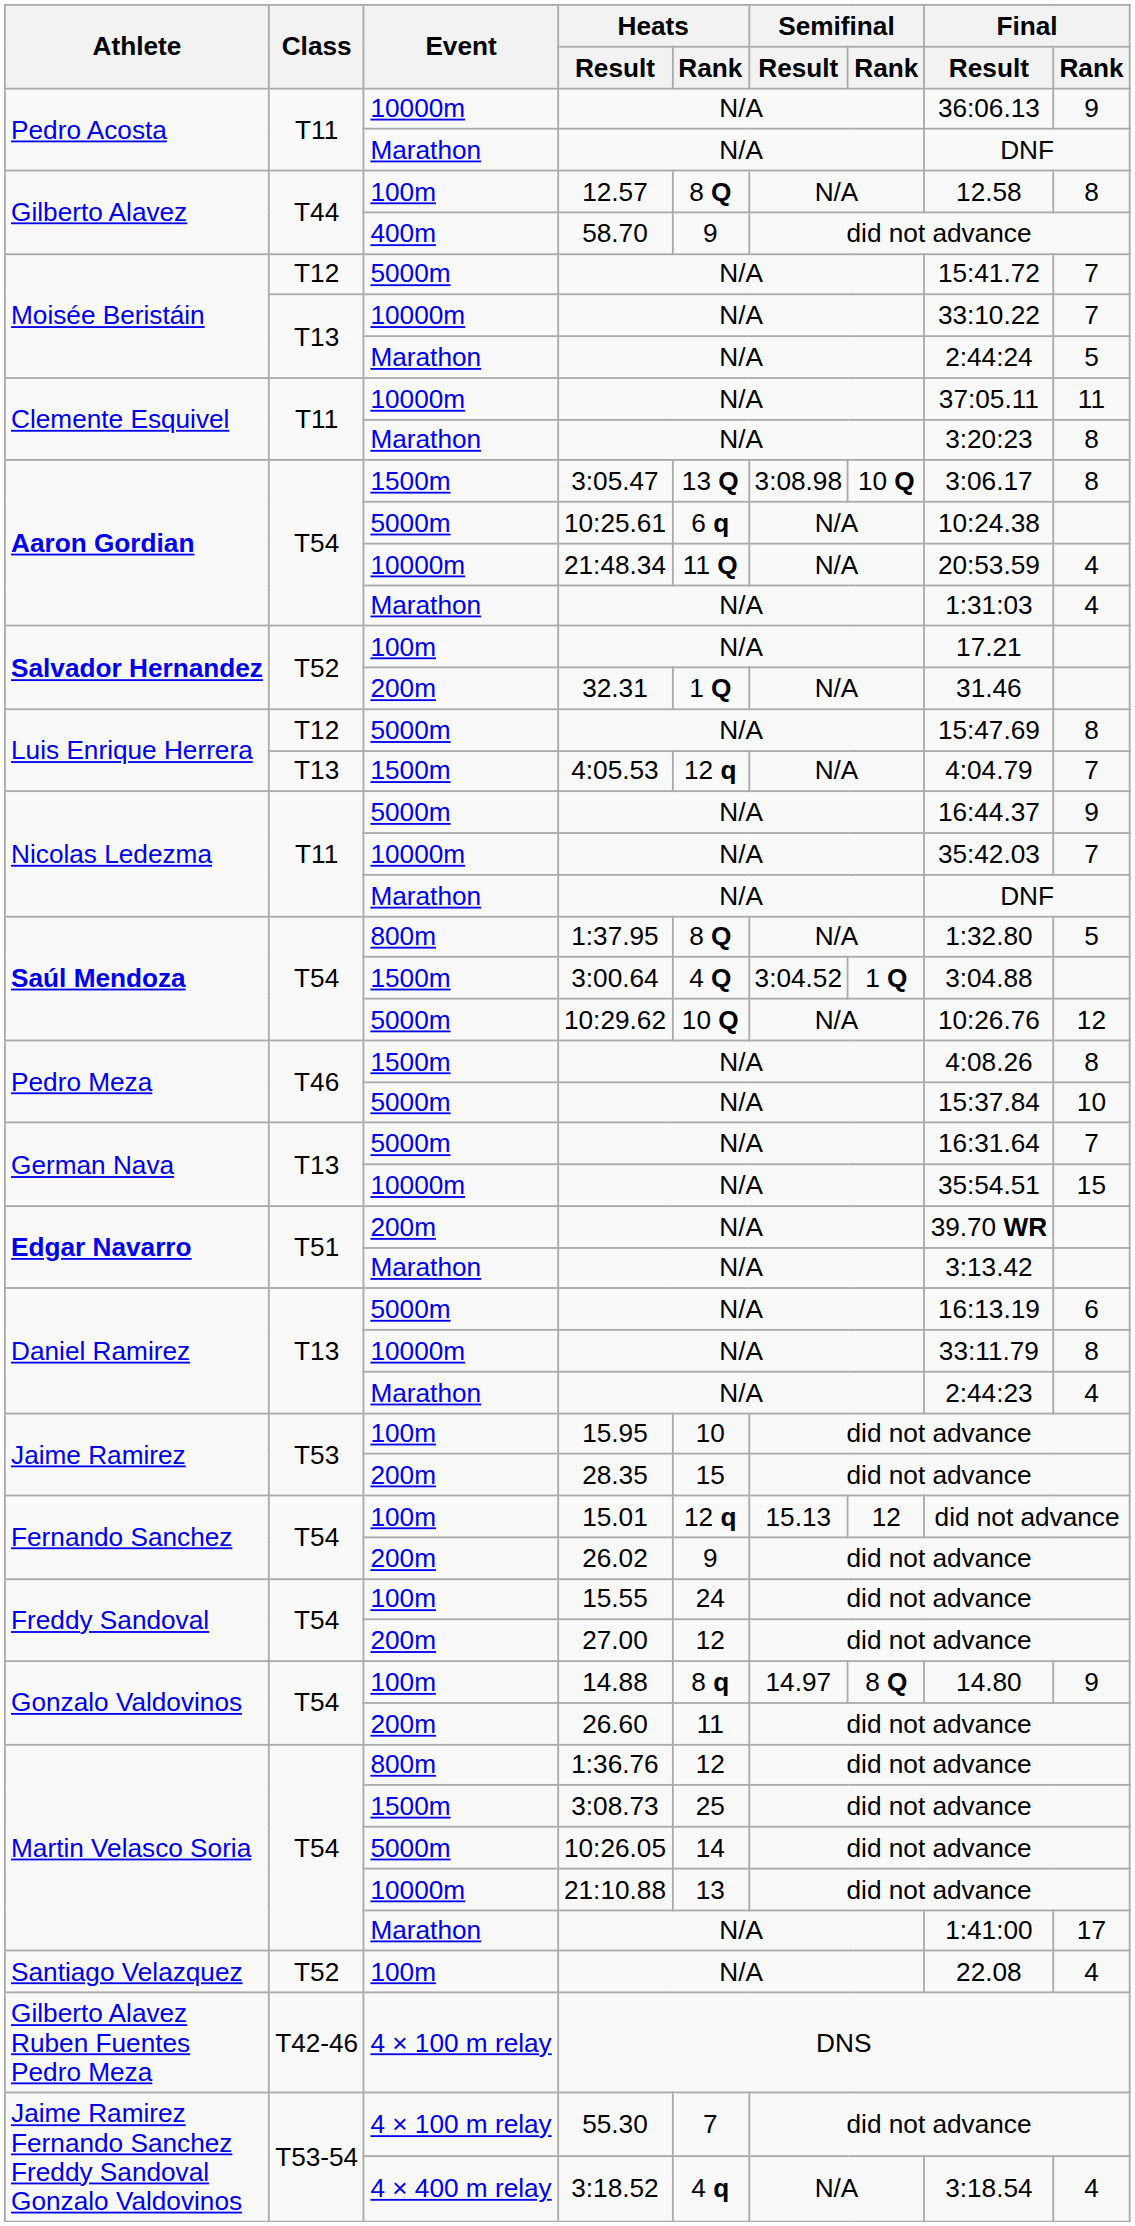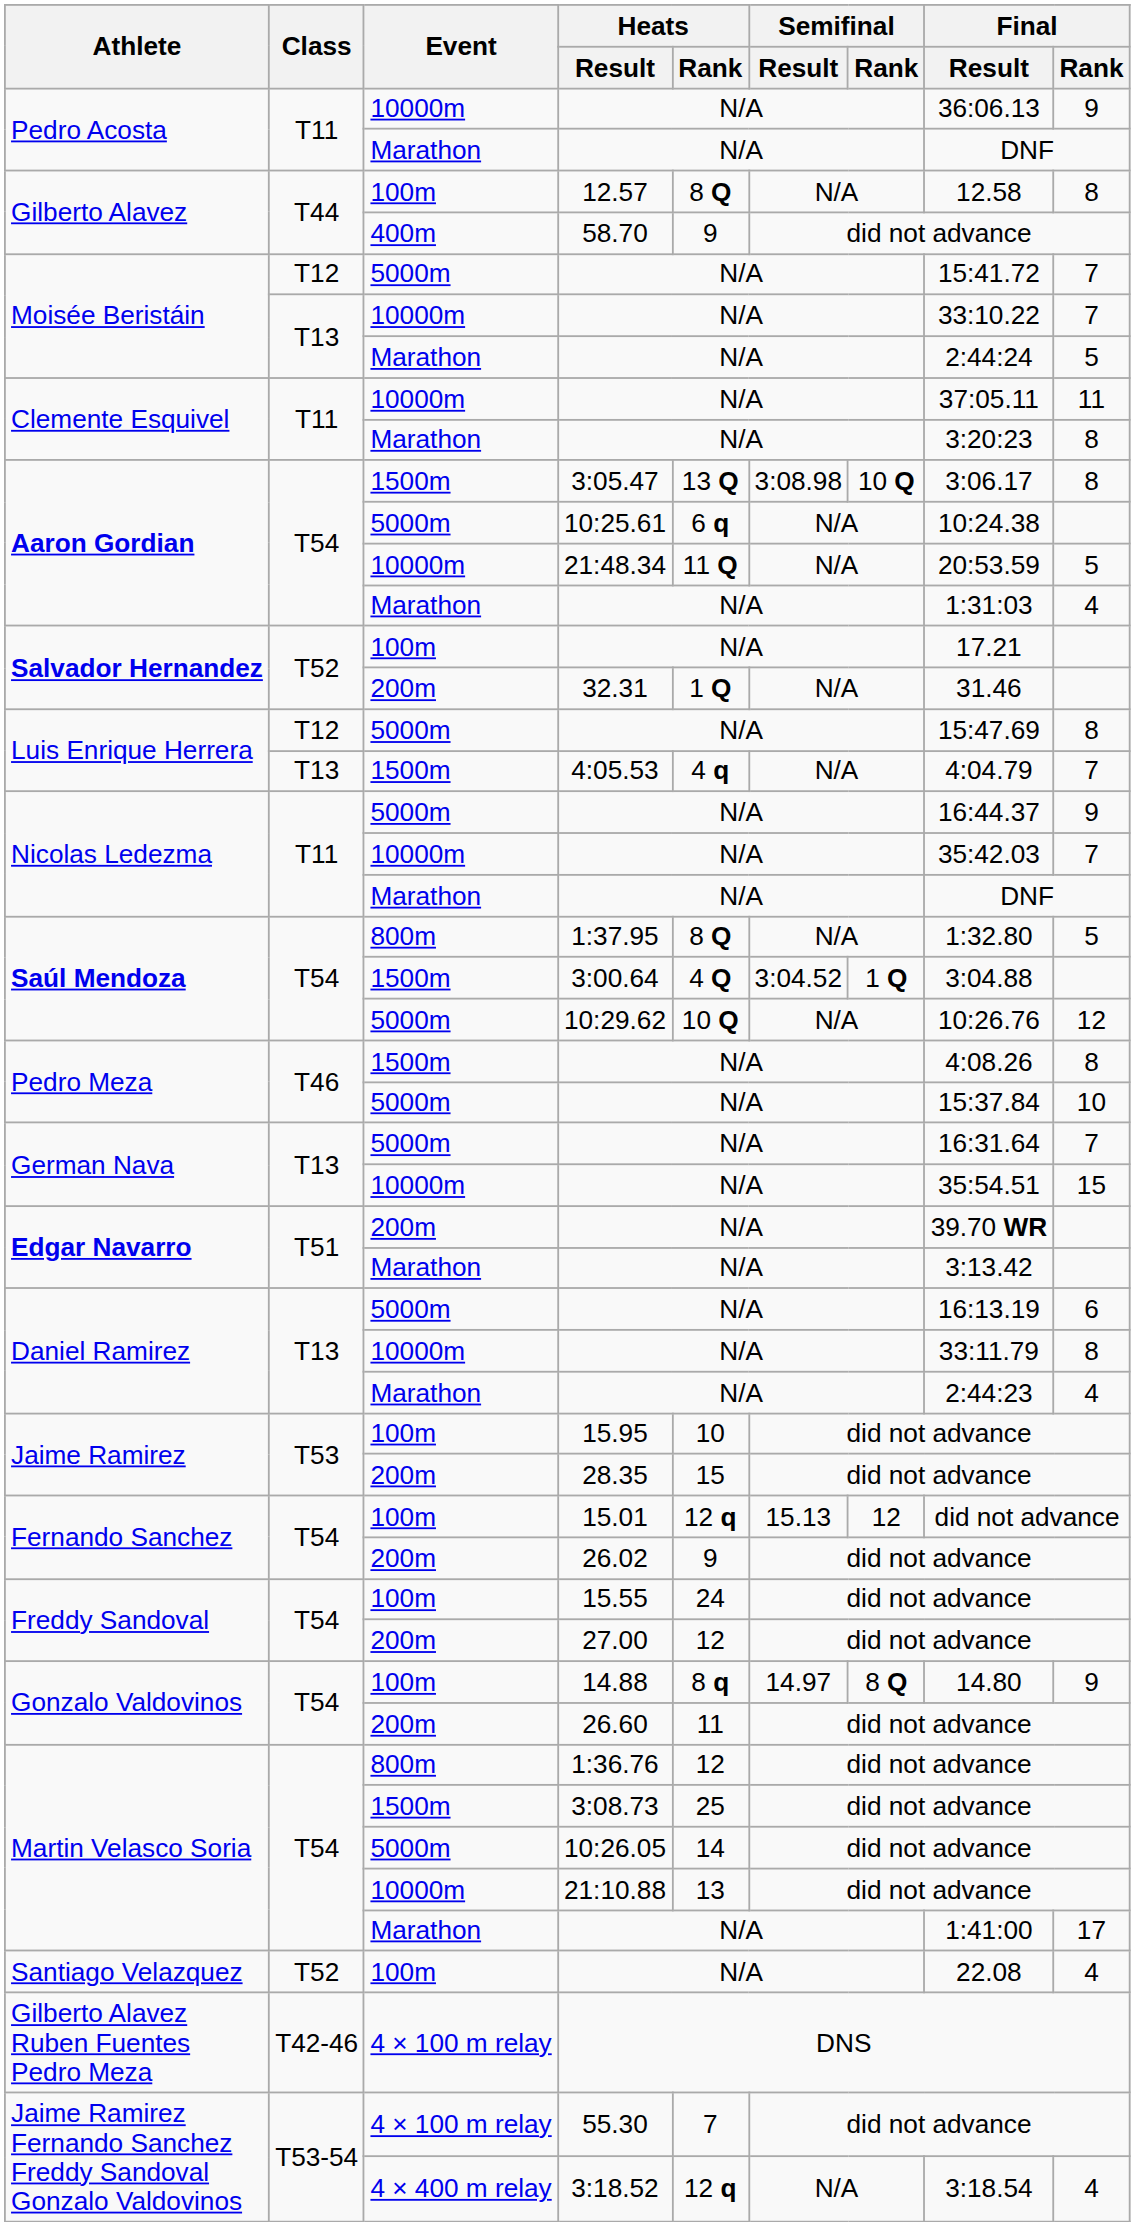(1091, 564) 4 -> (1091, 564) 5
(710, 771) 12 q -> (710, 771) 4 q
(710, 2189) 4 q -> (710, 2189) 12 q
